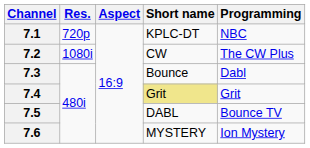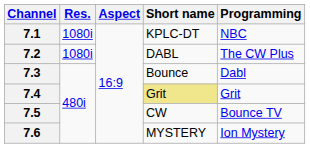(76, 34) 720p -> (78, 34) 1080i
(156, 53) CW -> (162, 53) DABL
(162, 113) DABL -> (156, 113) CW
